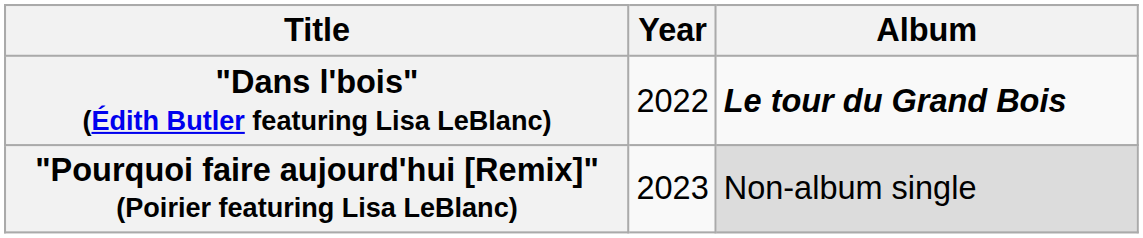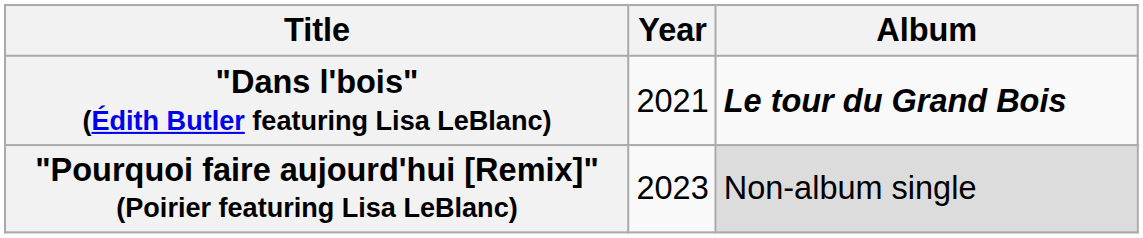(673, 100) 2022 -> (673, 100) 2021
